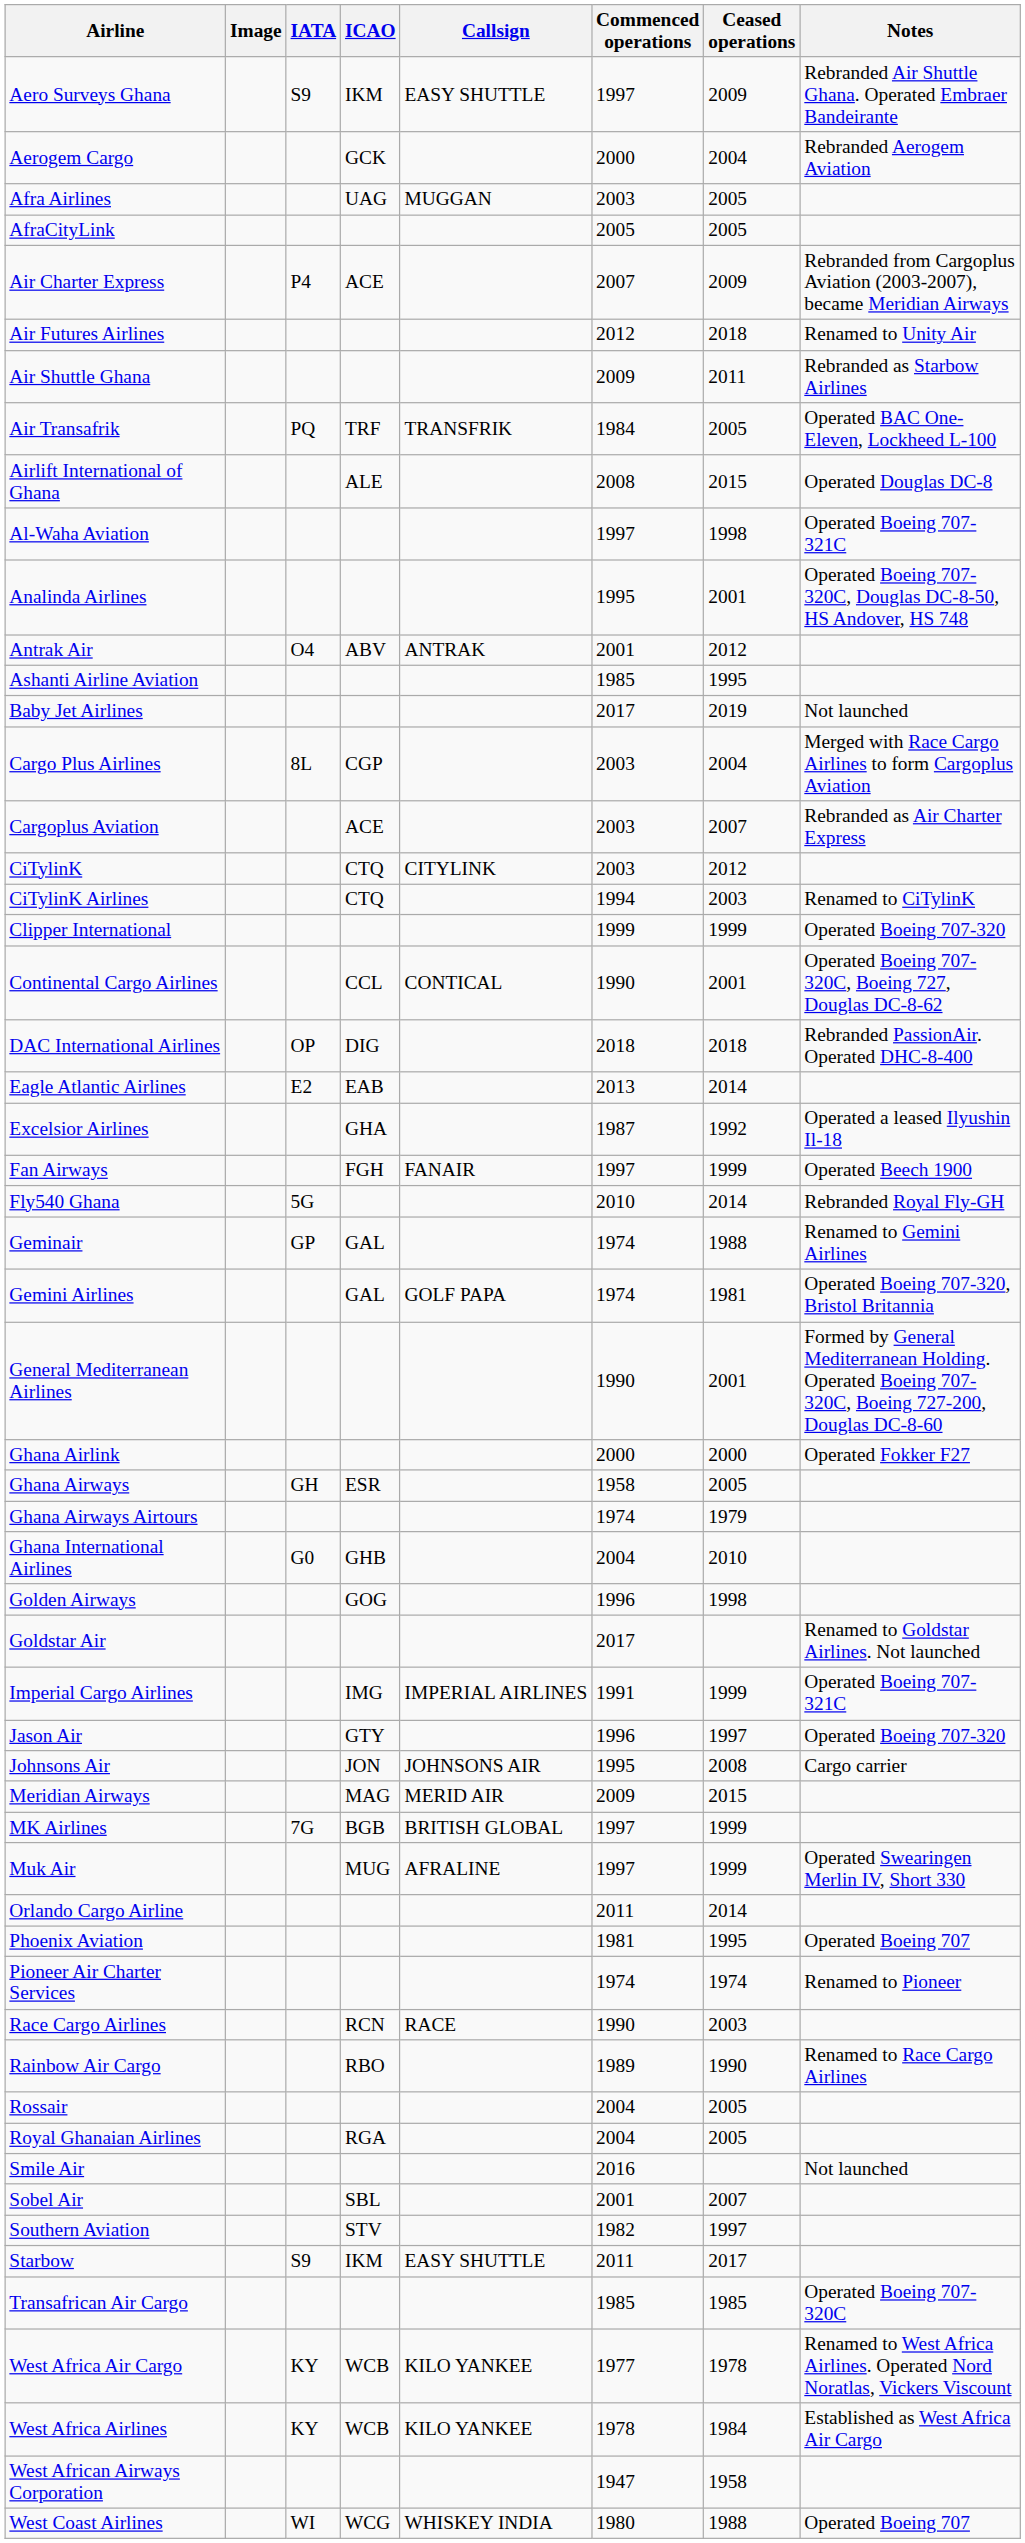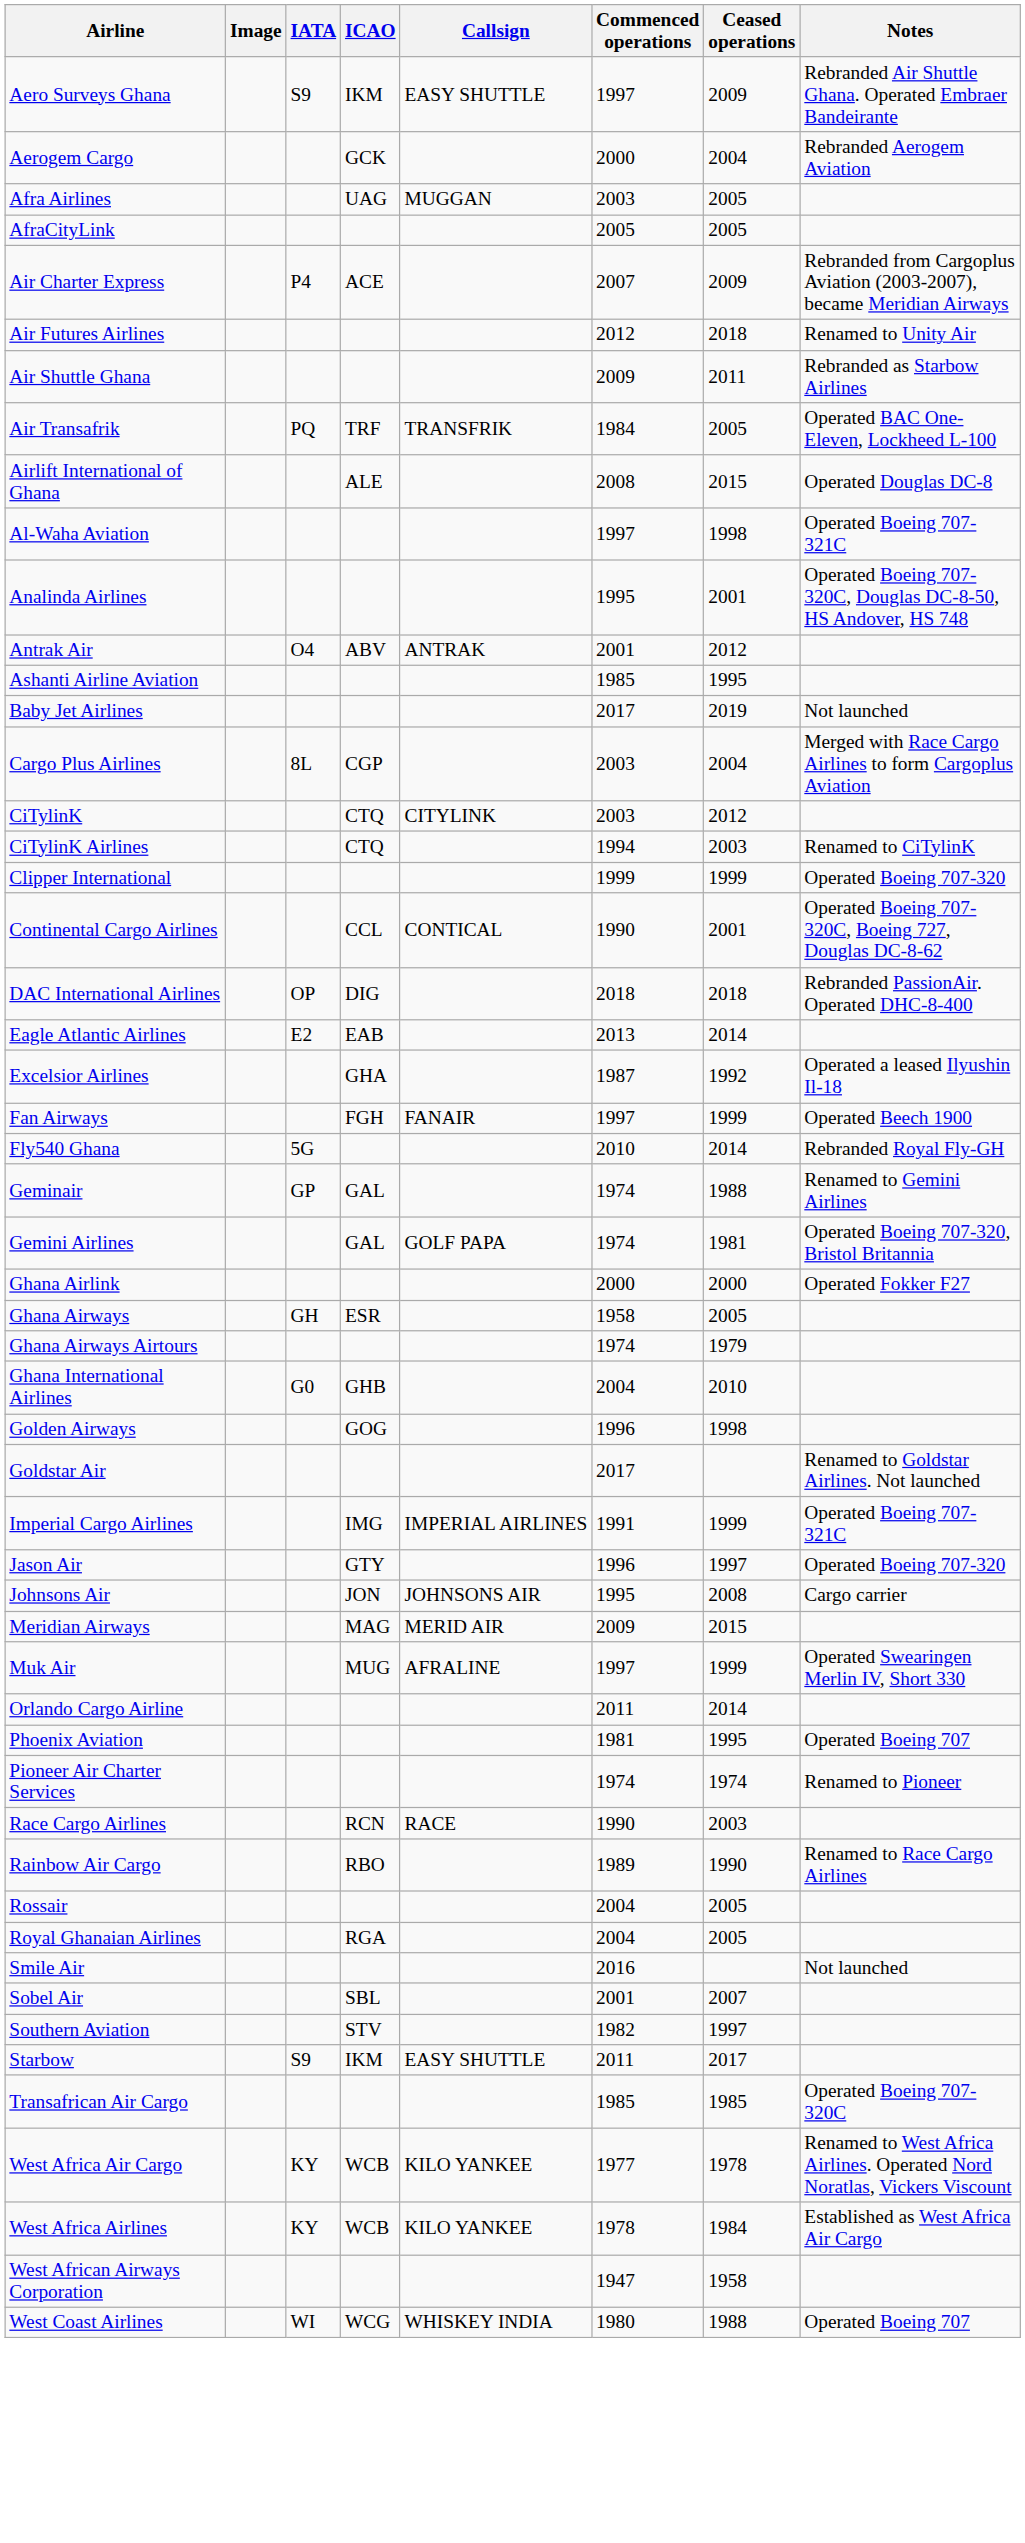- row: (84, 826)
- row: (99, 1380)
- row: (58, 1827)
